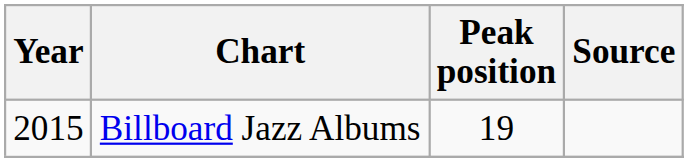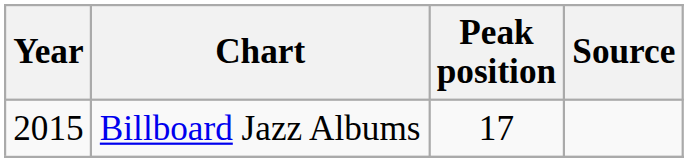(496, 127) 19 -> (496, 127) 17
